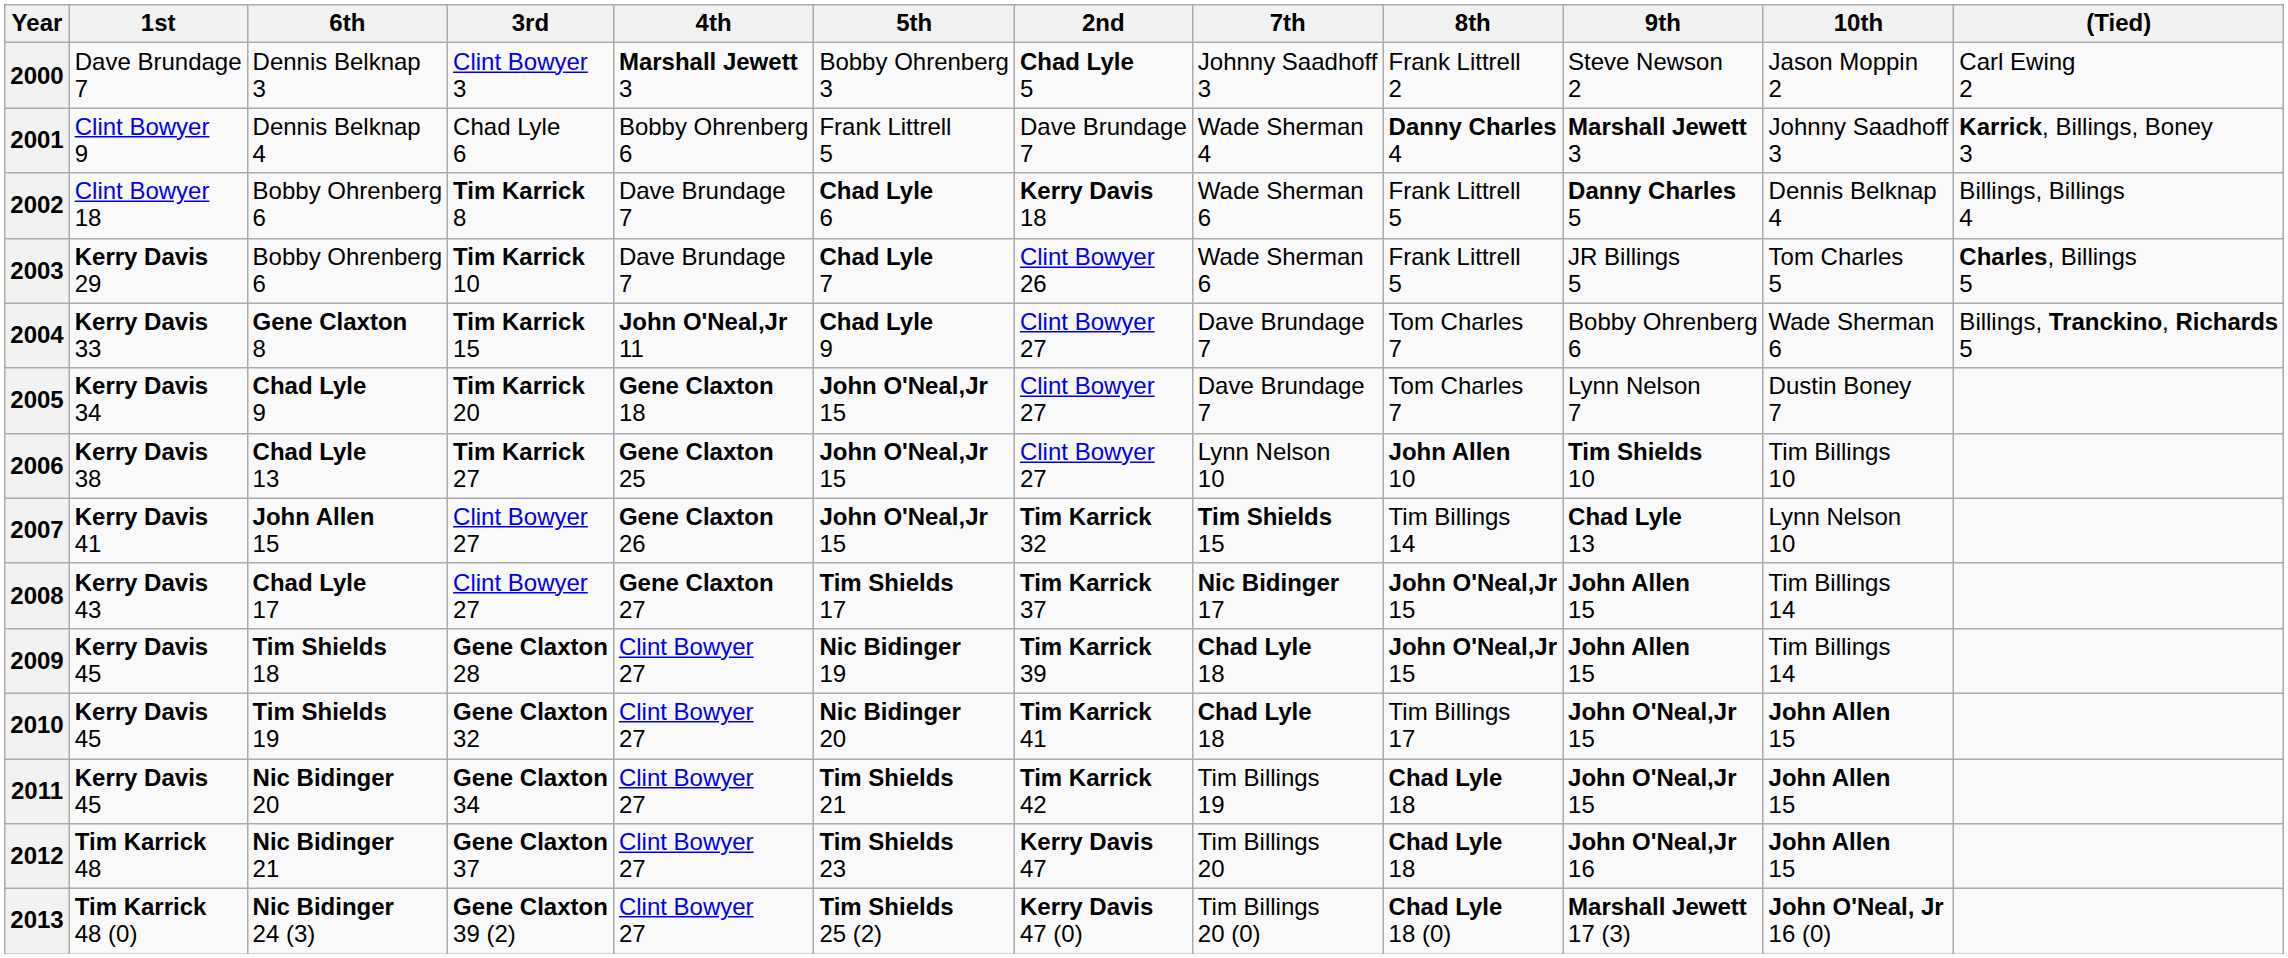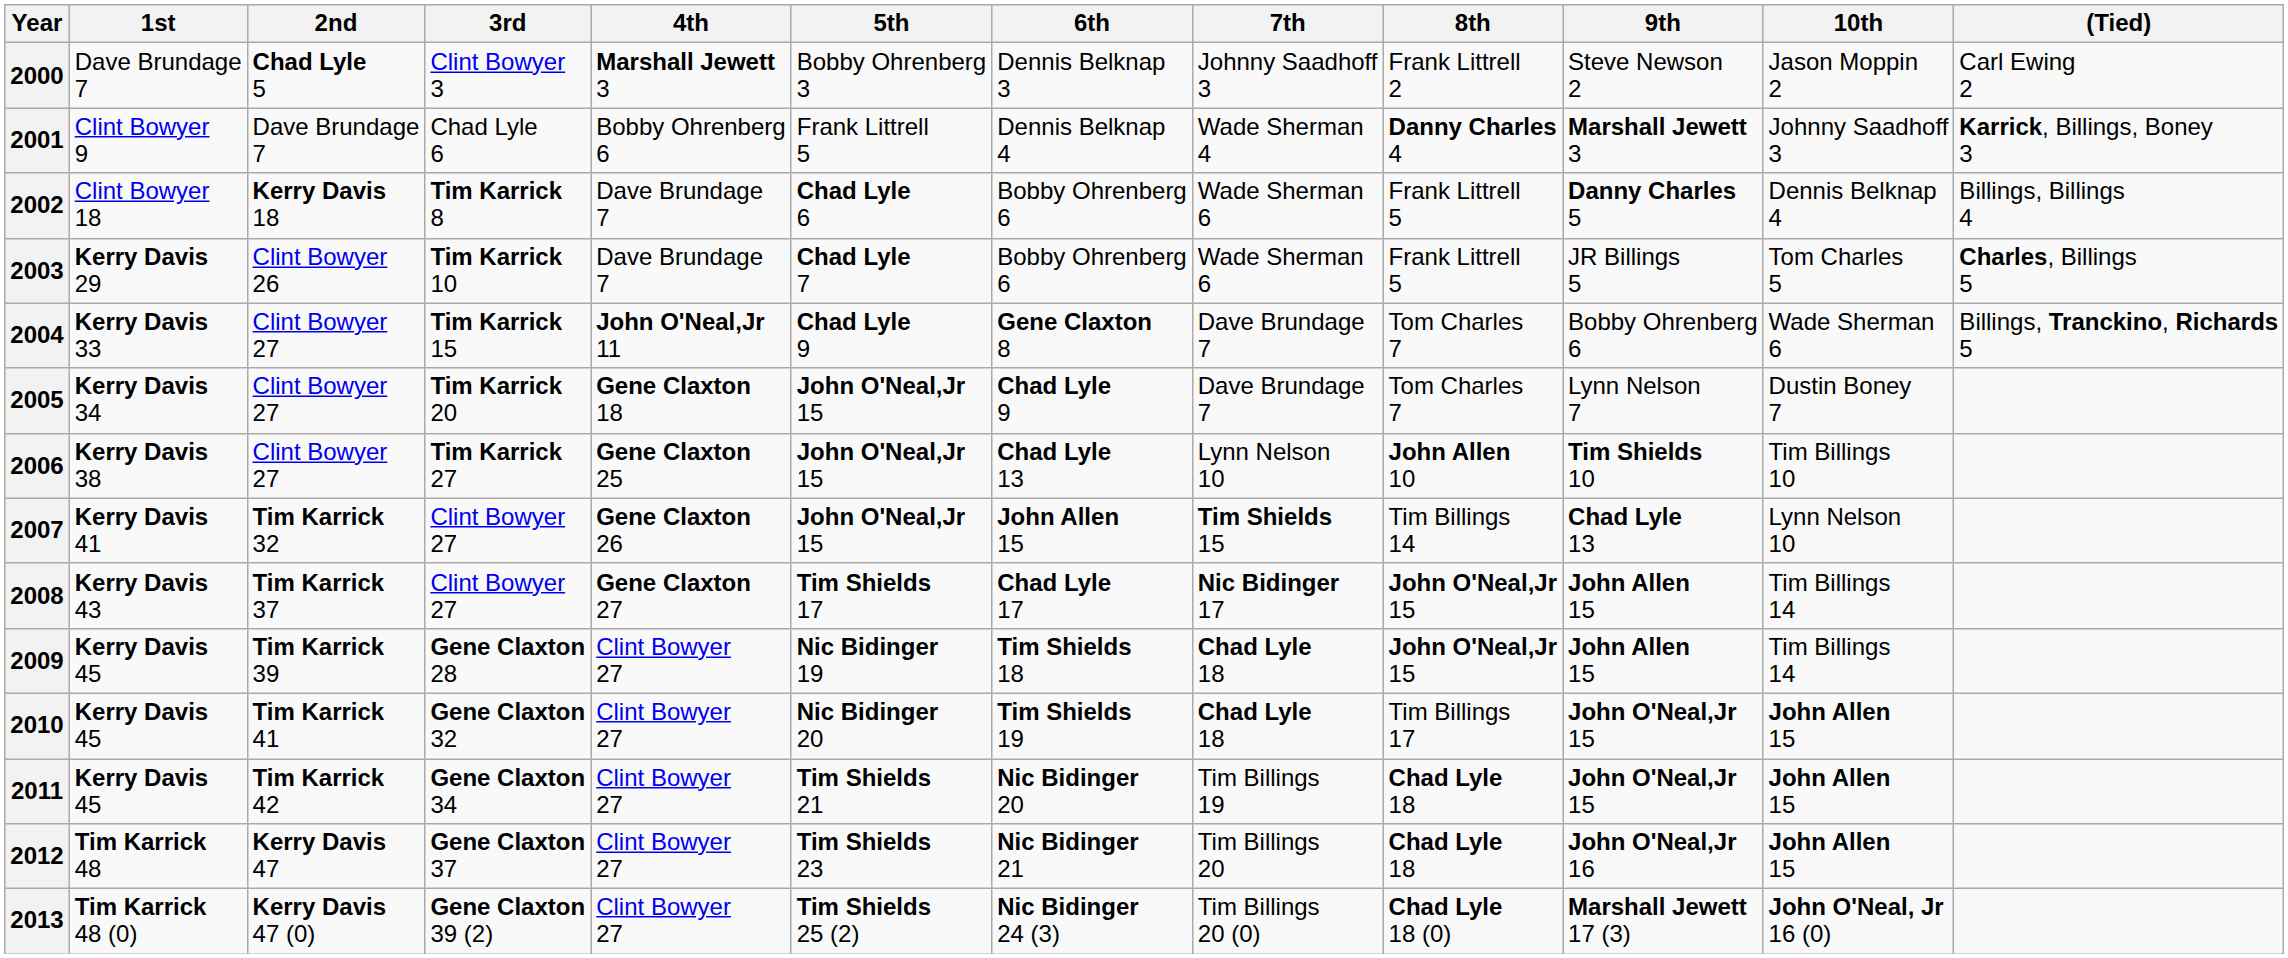columns swapped: (1103, 23) <-> (347, 23)
